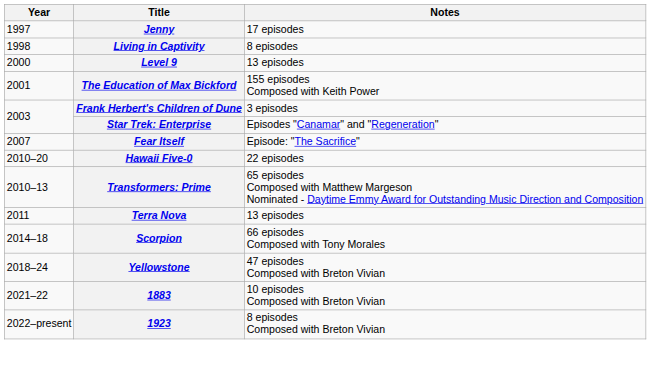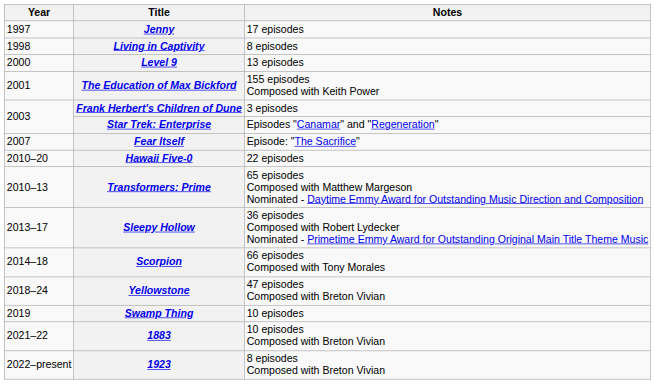- row: (159, 215)
+ row: (159, 227)
+ row: (159, 313)
